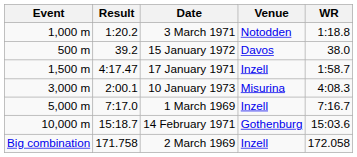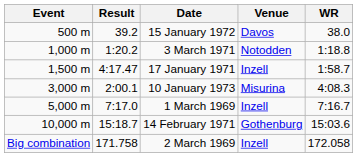rows swapped: (192, 50) <-> (200, 32)
